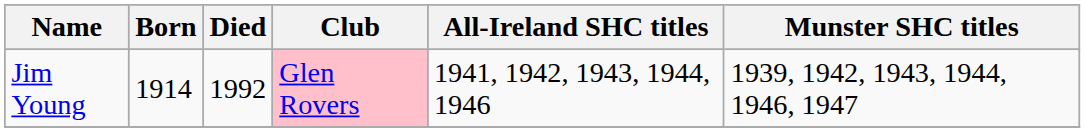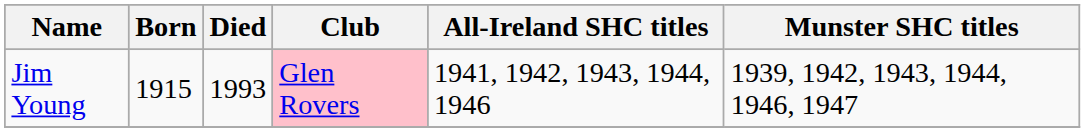(163, 87) 1914 -> (163, 87) 1915
(238, 87) 1992 -> (238, 87) 1993
